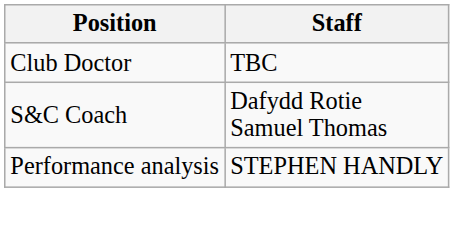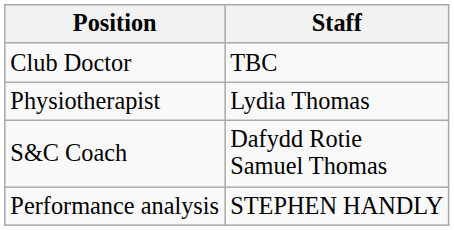+ row: (85, 100)
